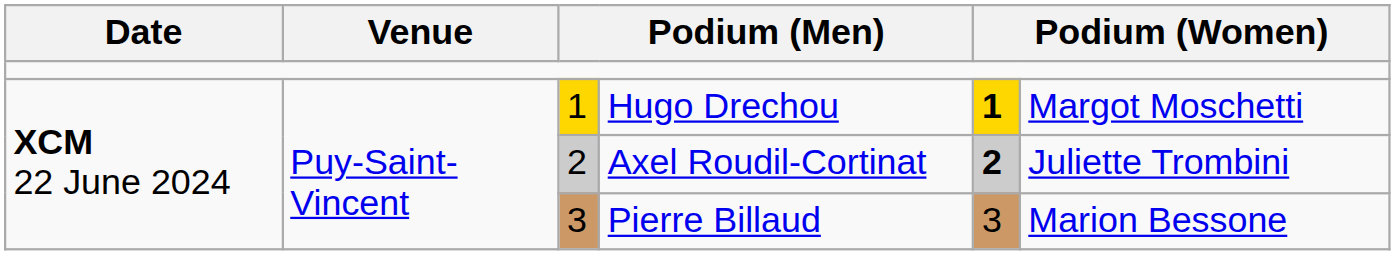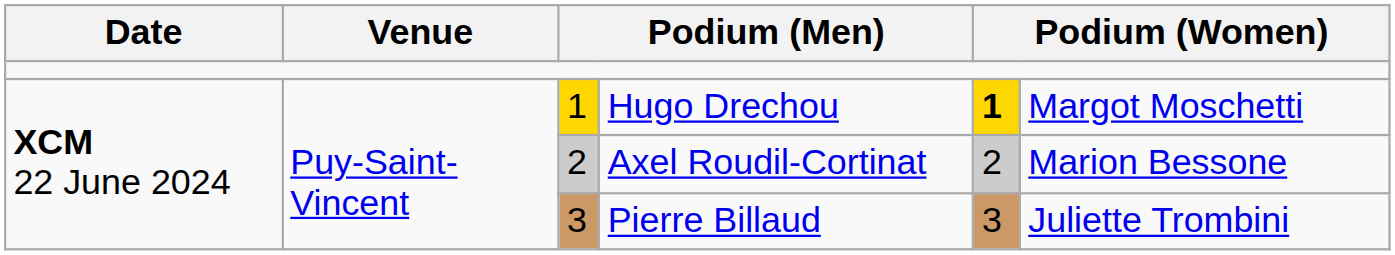(992, 163) bold -> (992, 163) normal
(1159, 163) Juliette Trombini -> (1158, 163) Marion Bessone
(1158, 219) Marion Bessone -> (1159, 219) Juliette Trombini
